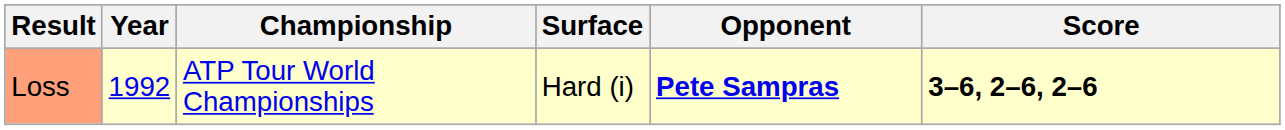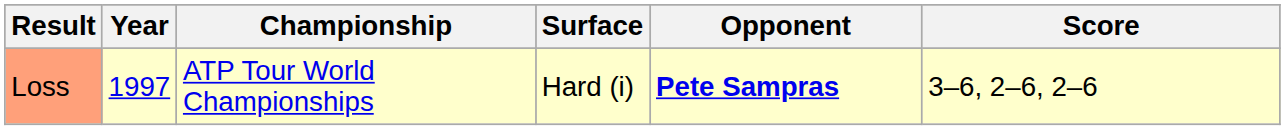(139, 85) 1992 -> (139, 85) 1997
(1013, 85) bold -> (1013, 85) normal
